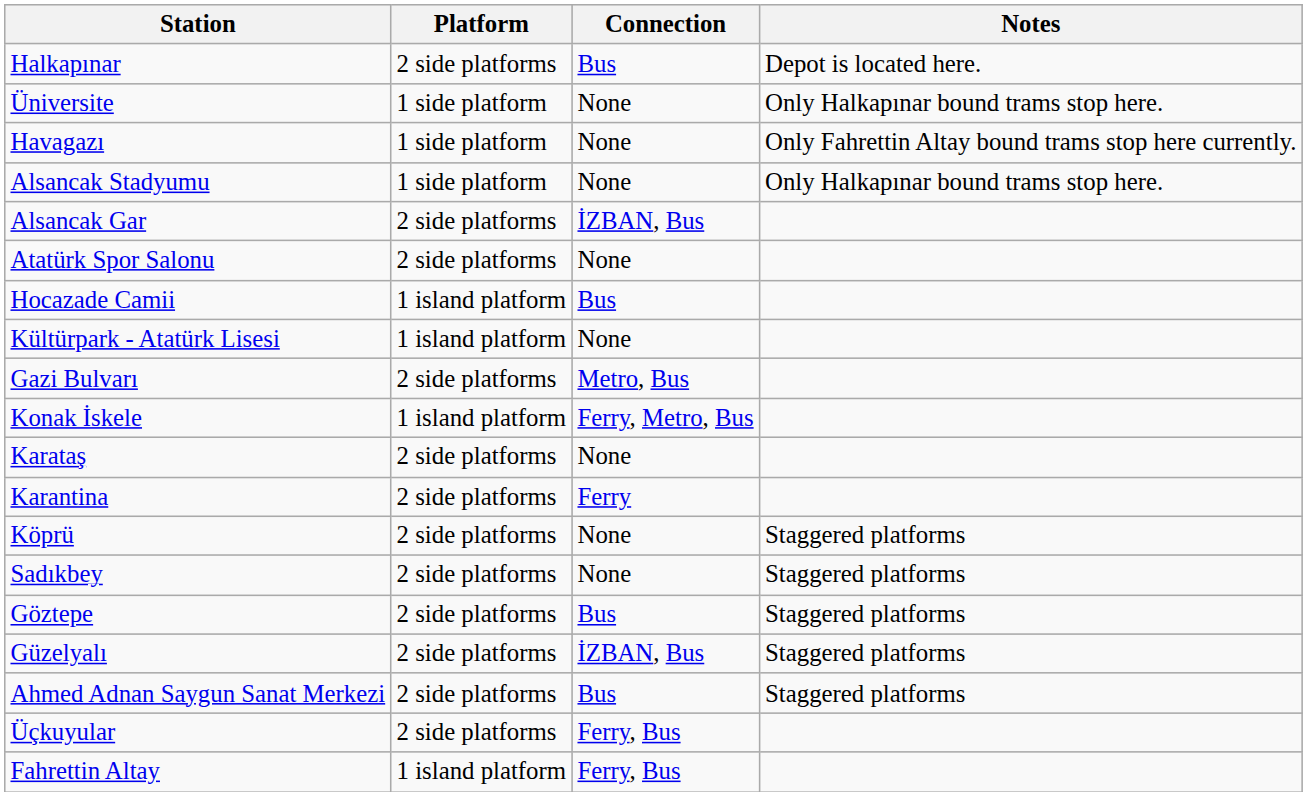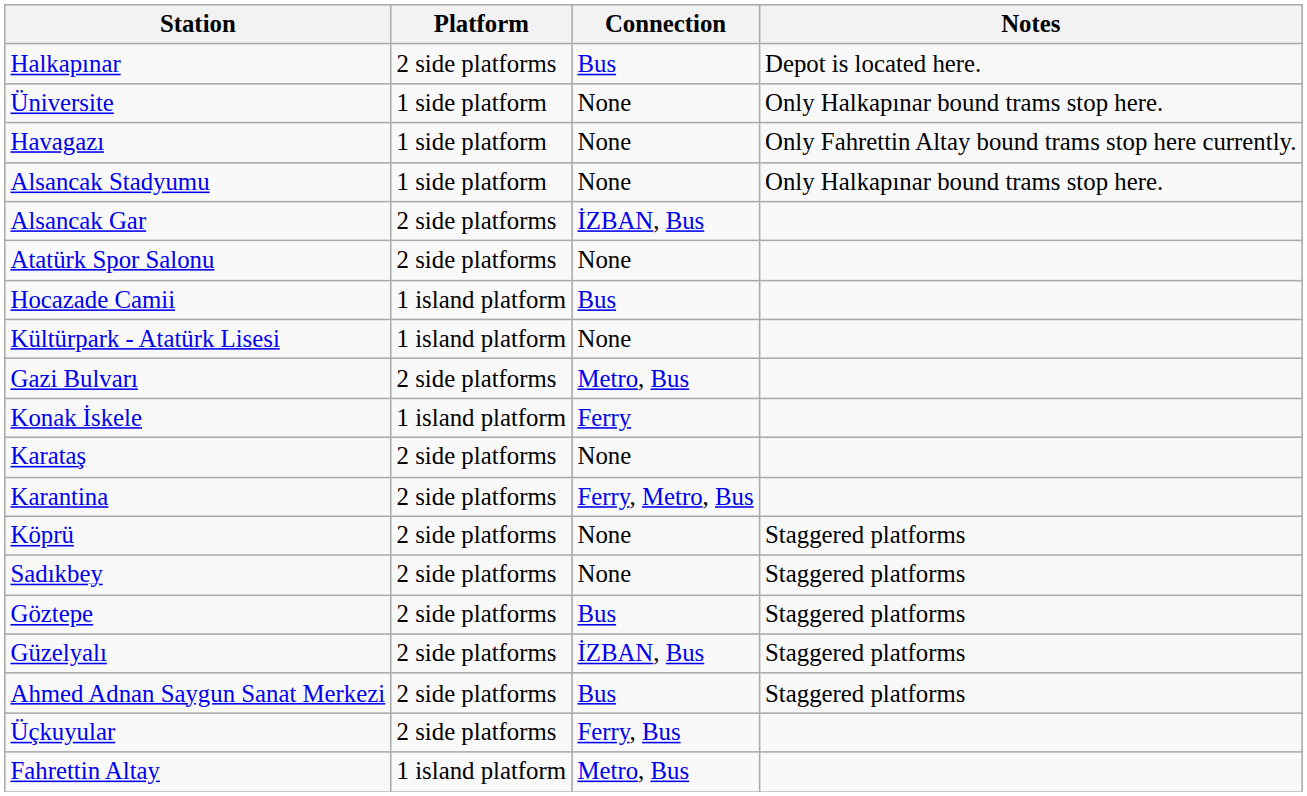(666, 417) Ferry, Metro, Bus -> (604, 417) Ferry
(604, 496) Ferry -> (666, 496) Ferry, Metro, Bus
(629, 771) Ferry, Bus -> (633, 771) Metro, Bus
